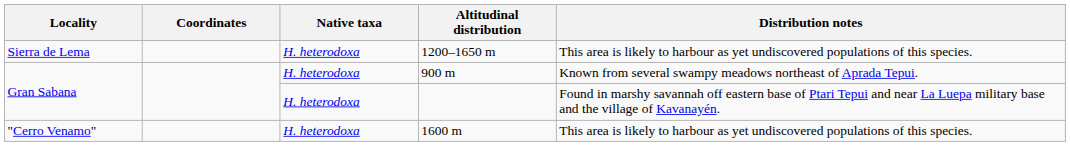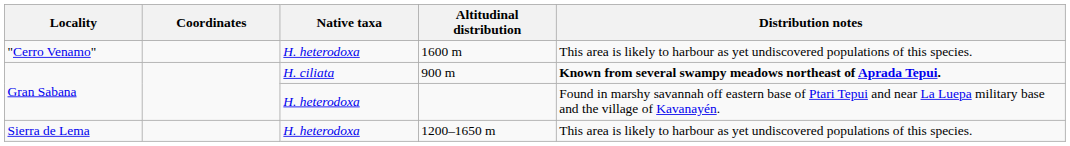rows swapped: (442, 130) <-> (458, 51)
(322, 72) H. heterodoxa -> (309, 72) H. ciliata
(739, 72) normal -> (750, 72) bold
